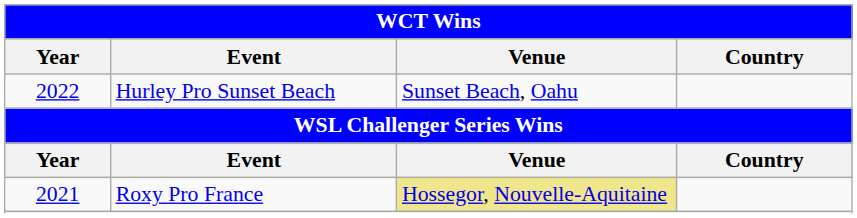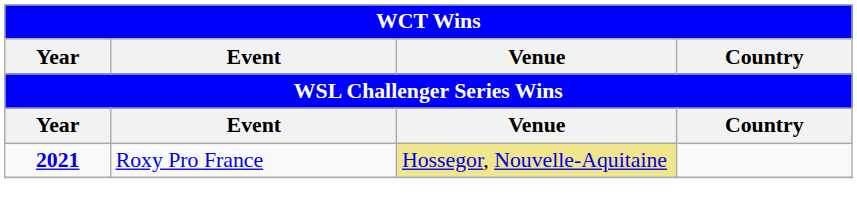- row: (225, 90)
(58, 194) normal -> (58, 159) bold
